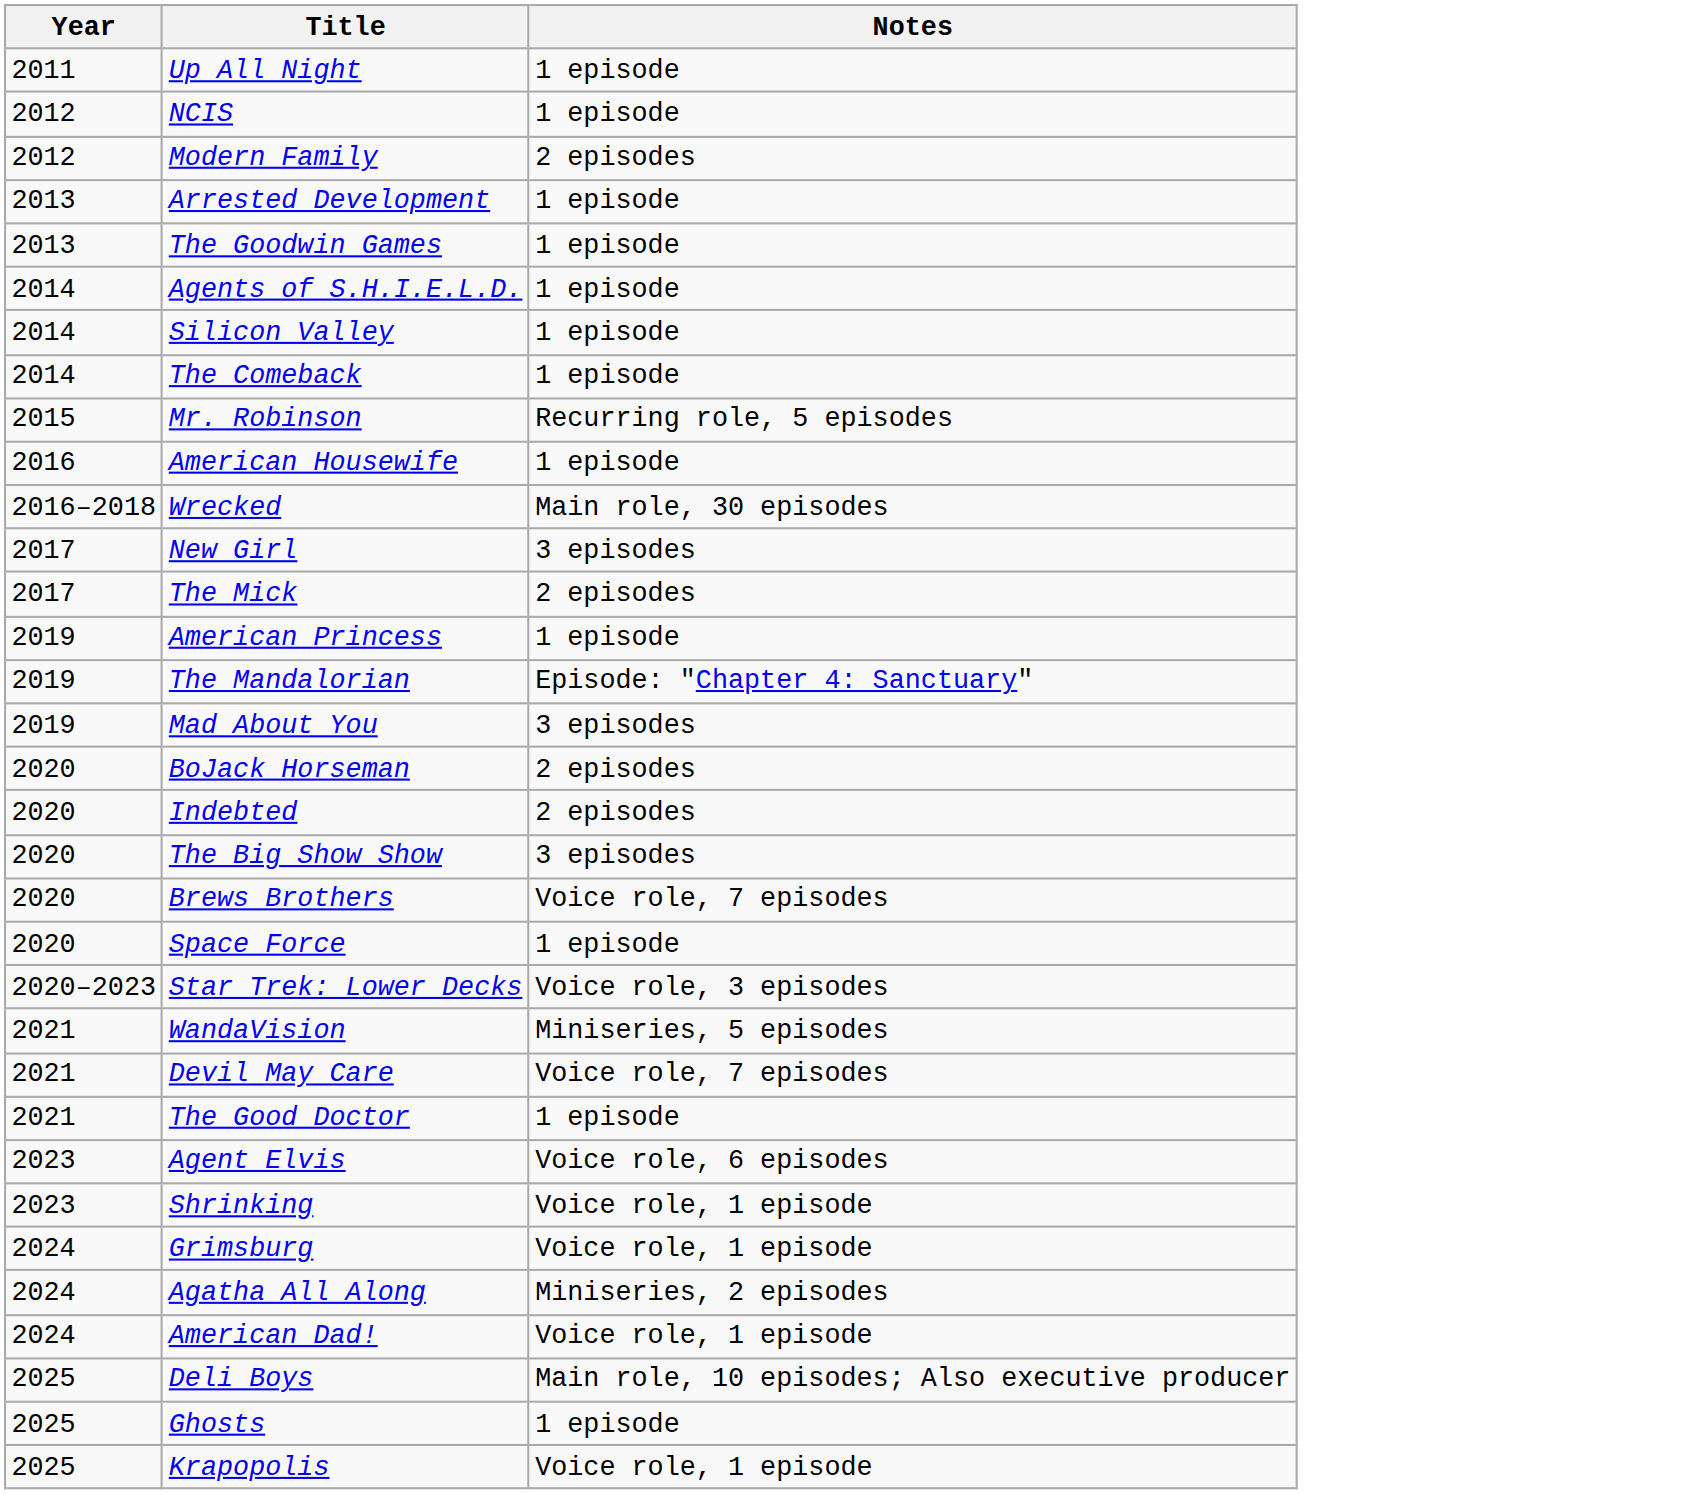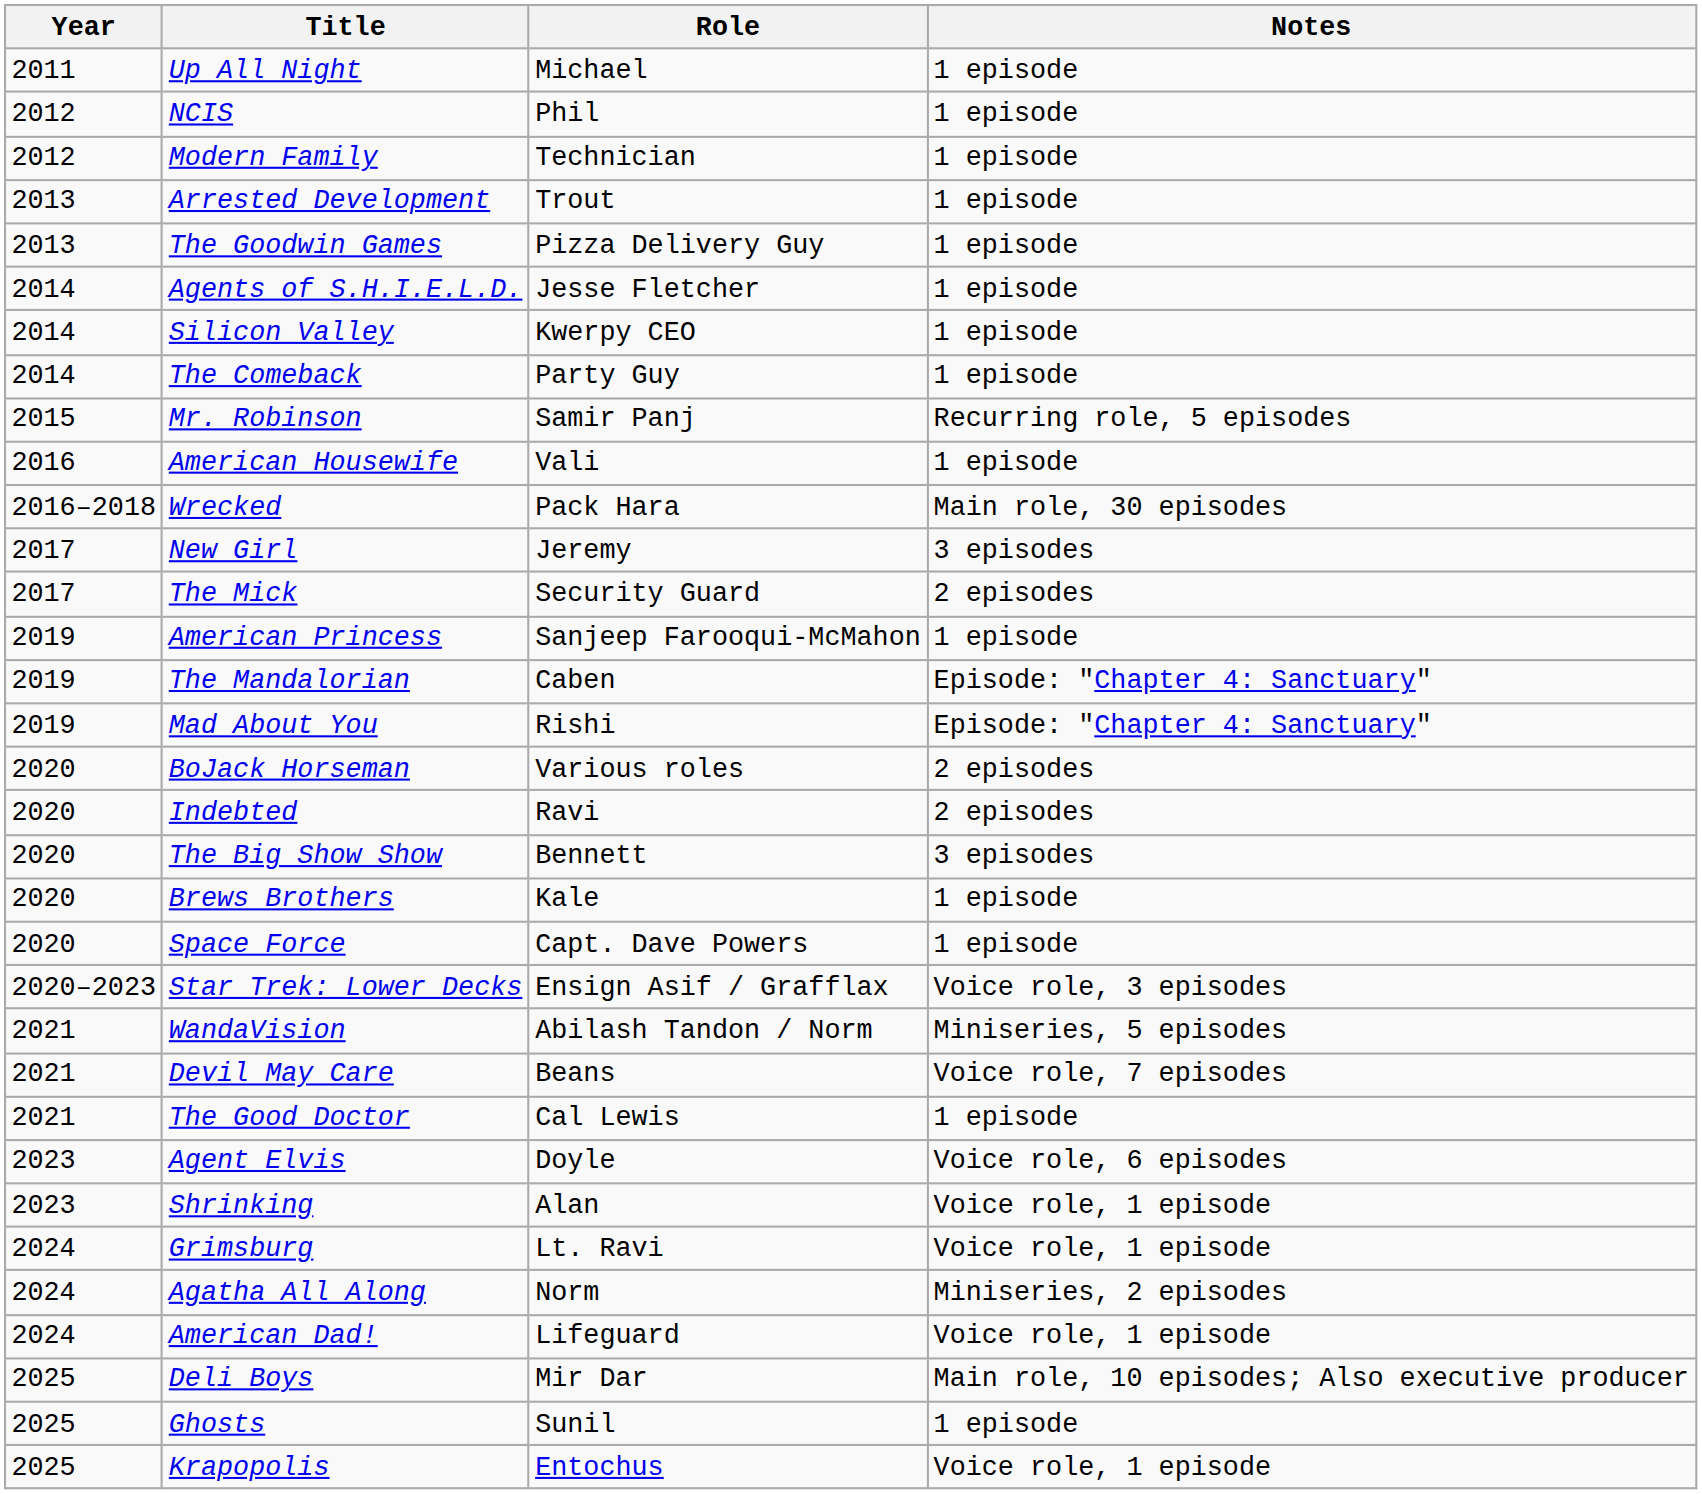+ column: (728, 27)
(615, 158) 2 episodes -> (1006, 158) 1 episode
(615, 725) 3 episodes -> (1183, 725) Episode: "Chapter 4: Sanctuary"
(712, 900) Voice role, 7 episodes -> (1006, 900) 1 episode
